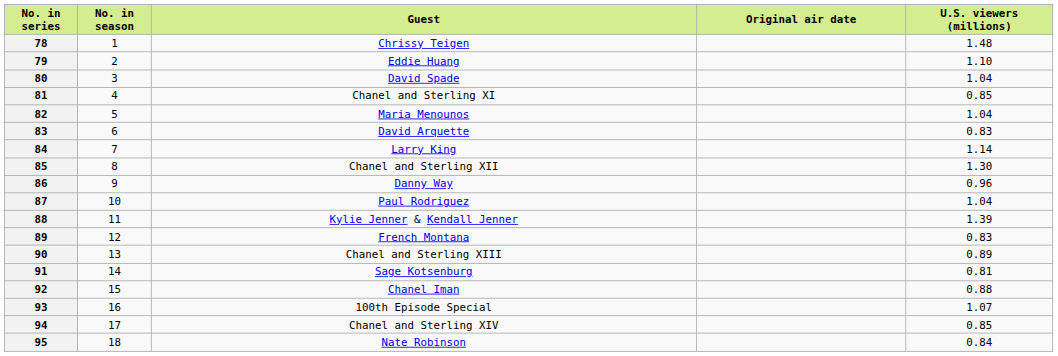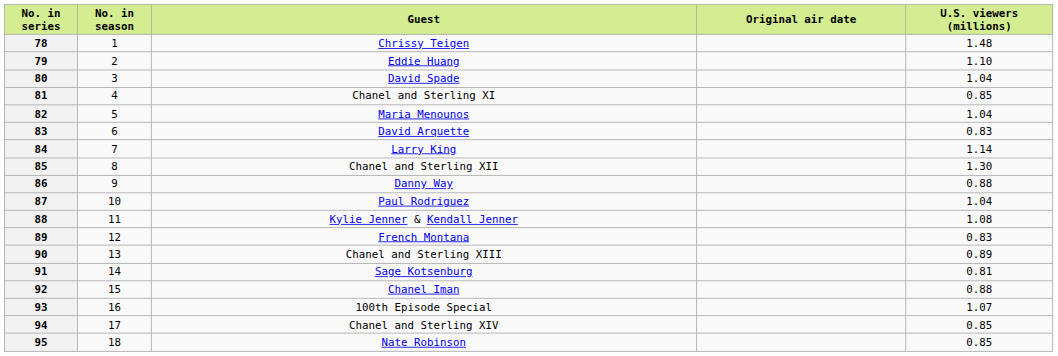(979, 184) 0.96 -> (979, 184) 0.88
(979, 219) 1.39 -> (979, 219) 1.08
(979, 342) 0.84 -> (979, 342) 0.85
